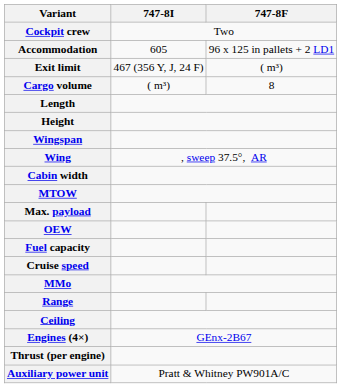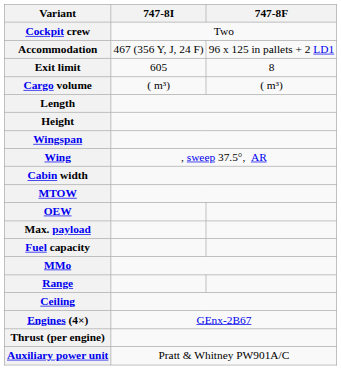(159, 49) 605 -> (159, 49) 467 (356 Y, J, 24 F)
(159, 67) 467 (356 Y, J, 24 F) -> (159, 67) 605
(271, 67) ( m³) -> (271, 67) 8
(271, 85) 8 -> (271, 85) ( m³)
rows swapped: (58, 229) <-> (58, 211)
- row: (58, 265)
